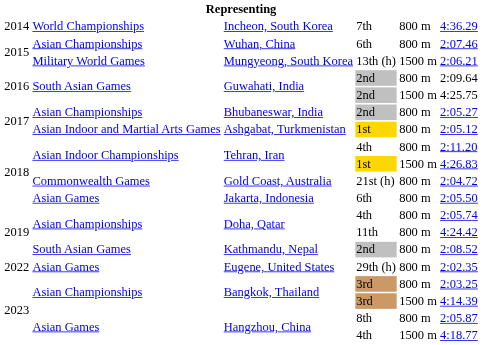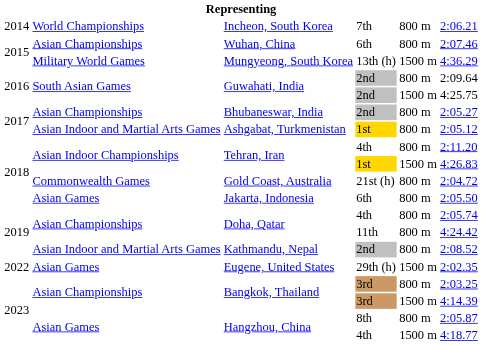(459, 26) 4:36.29 -> (459, 26) 2:06.21
(459, 60) 2:06.21 -> (459, 60) 4:36.29
(82, 249) South Asian Games -> (127, 249) Asian Indoor and Martial Arts Games
(415, 266) 800 m -> (418, 266) 1500 m
